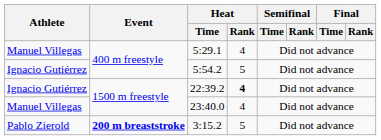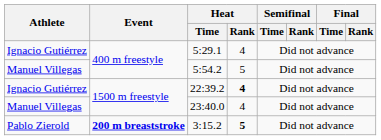(44, 50) Manuel Villegas -> (47, 50) Ignacio Gutiérrez
(47, 69) Ignacio Gutiérrez -> (44, 69) Manuel Villegas
(242, 125) normal -> (242, 125) bold
